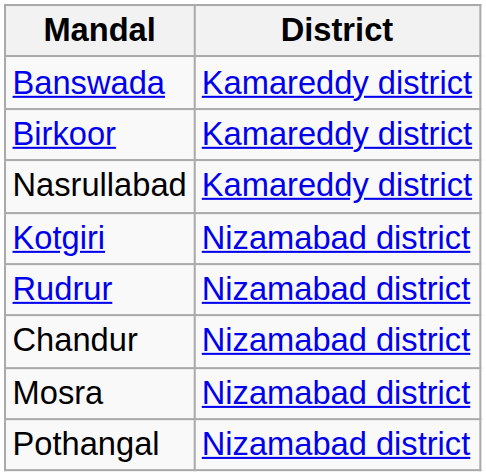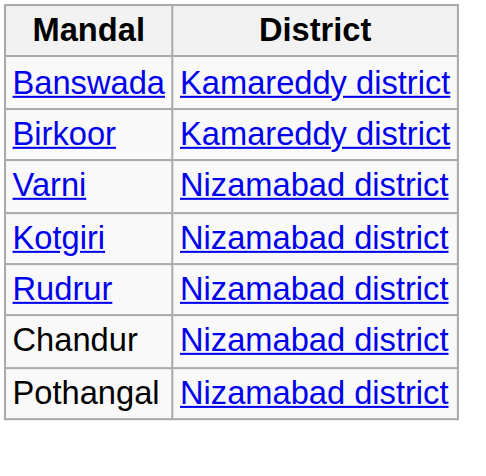- row: (100, 185)
+ row: (49, 185)
- row: (58, 392)
